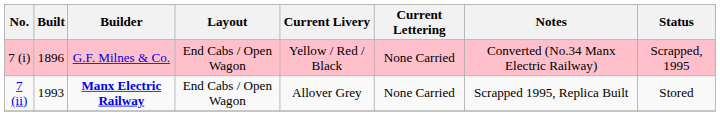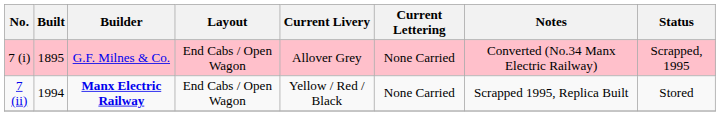(51, 57) 1896 -> (51, 57) 1895
(327, 57) Yellow / Red / Black -> (327, 57) Allover Grey
(51, 93) 1993 -> (51, 93) 1994
(327, 93) Allover Grey -> (327, 93) Yellow / Red / Black
